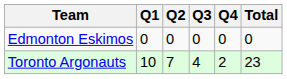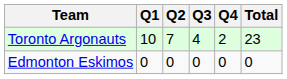rows swapped: (71, 39) <-> (67, 62)
